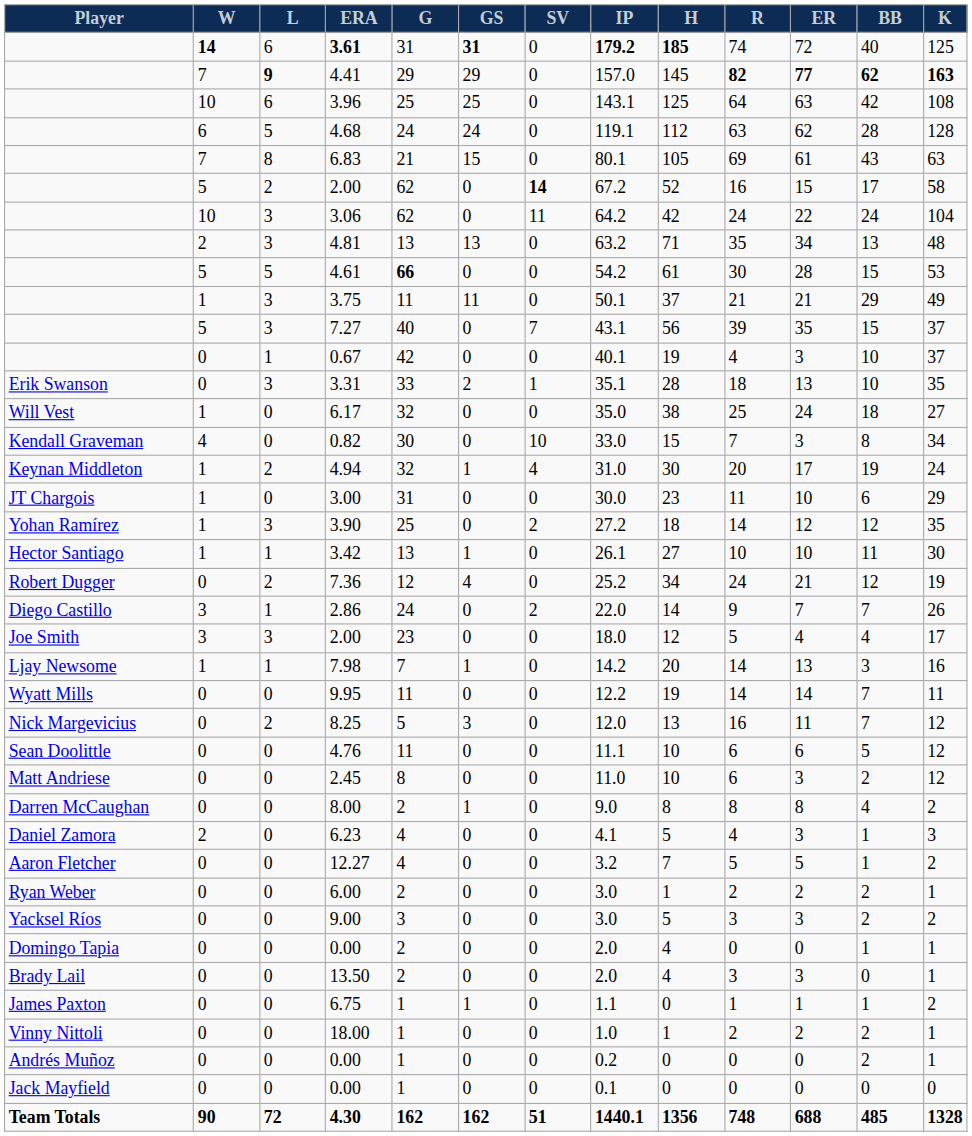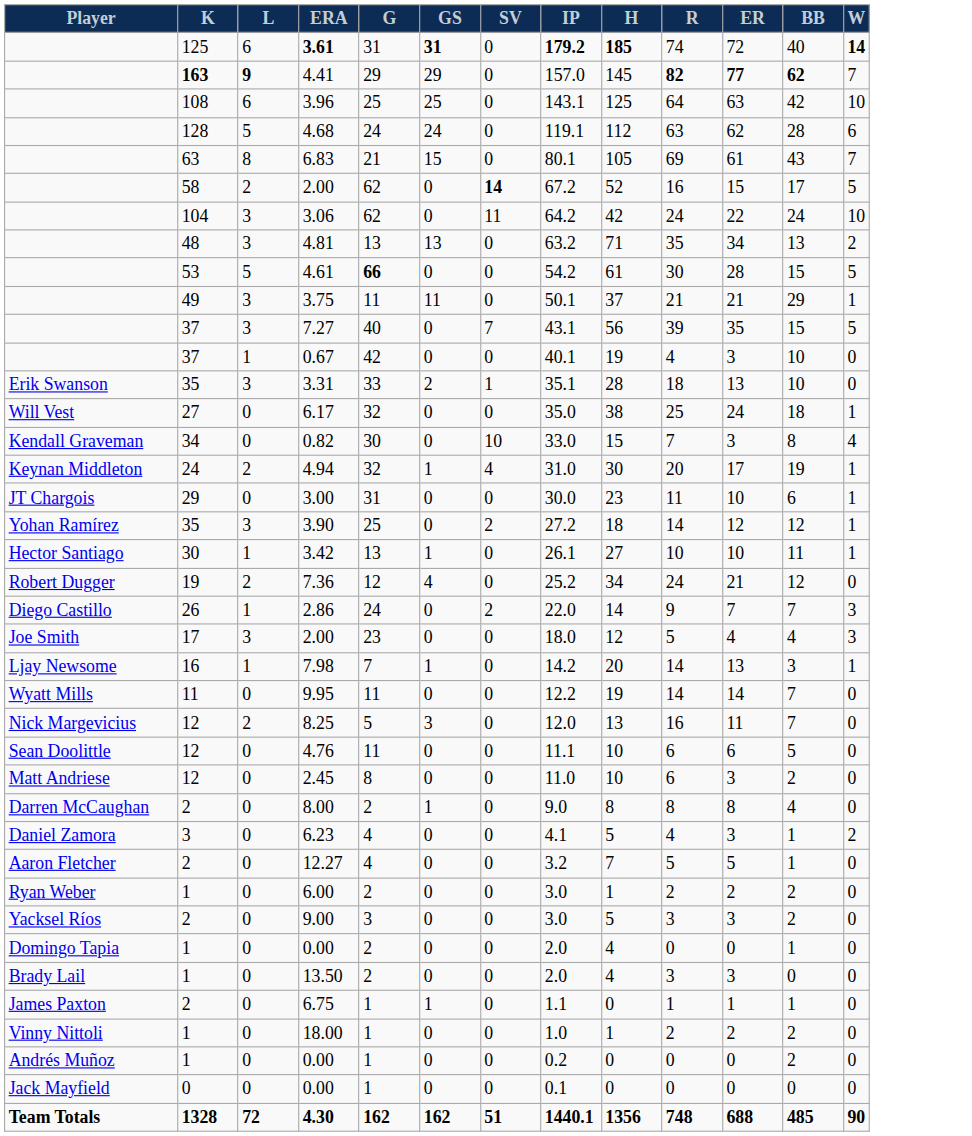columns swapped: (227, 18) <-> (945, 18)
